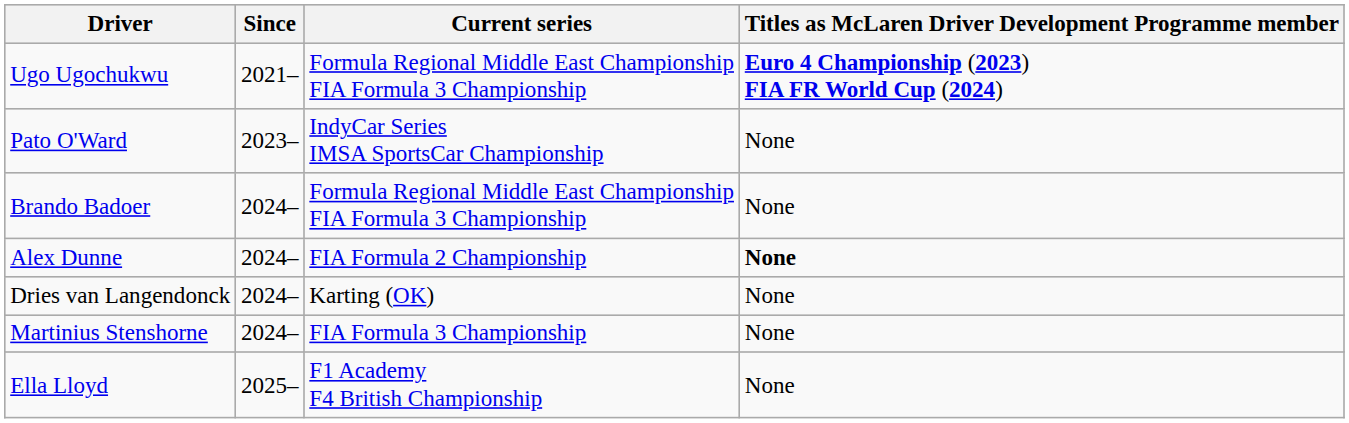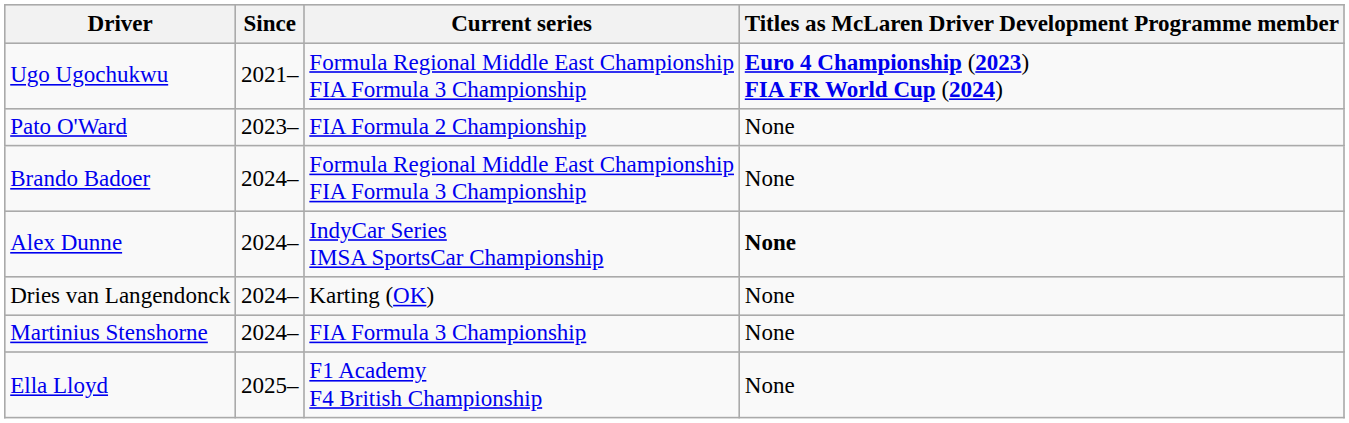(456, 140) IndyCar Series IMSA SportsCar Championship -> (448, 127) FIA Formula 2 Championship
(448, 257) FIA Formula 2 Championship -> (456, 243) IndyCar Series IMSA SportsCar Championship
